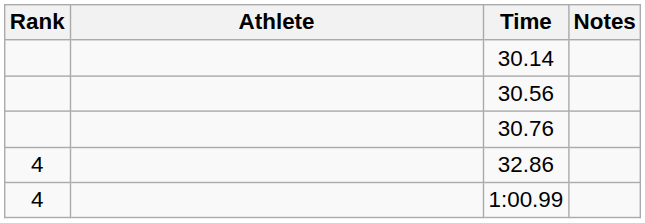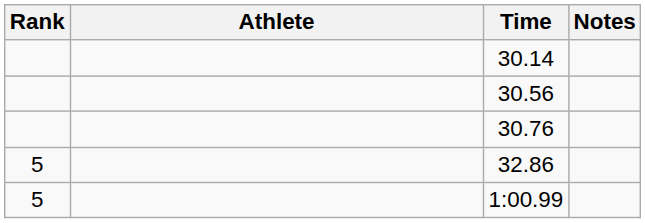(37, 164) 4 -> (37, 164) 5
(37, 199) 4 -> (37, 199) 5
